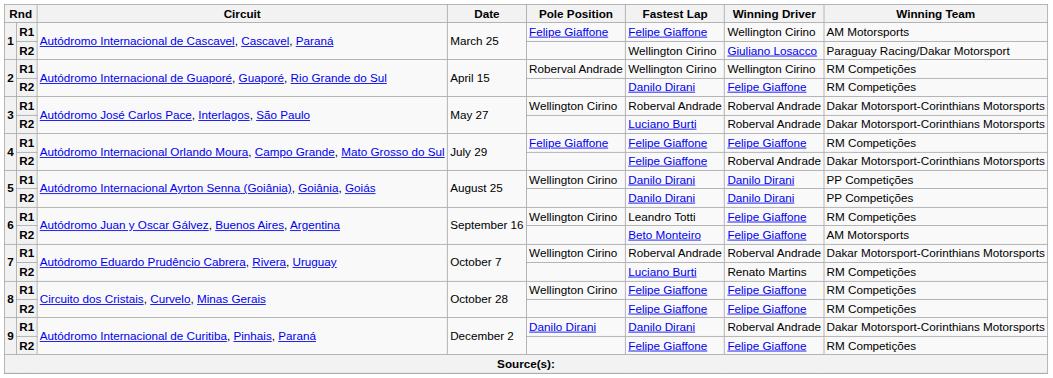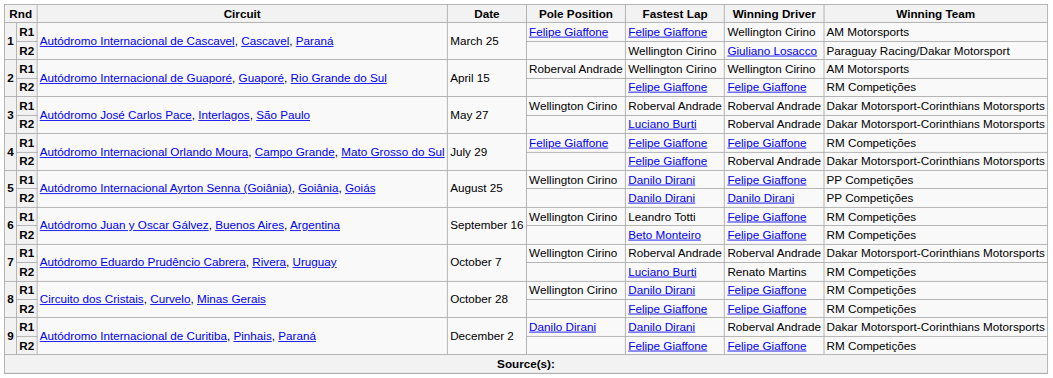(871, 69) RM Competições -> (868, 69) AM Motorsports
(662, 87) Danilo Dirani -> (668, 87) Felipe Giaffone
(761, 179) Danilo Dirani -> (767, 179) Felipe Giaffone
(868, 234) AM Motorsports -> (871, 234) RM Competições
(668, 290) Felipe Giaffone -> (662, 290) Danilo Dirani
